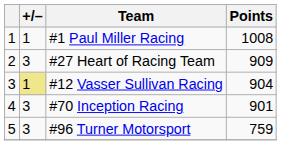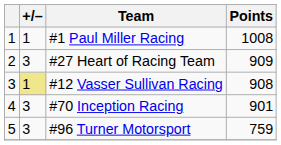(261, 84) 904 -> (261, 84) 908
